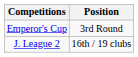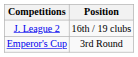rows swapped: (37, 44) <-> (37, 28)
